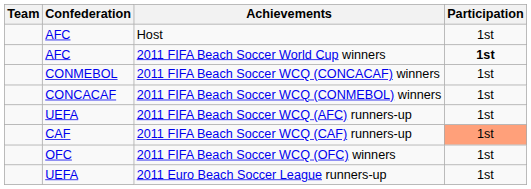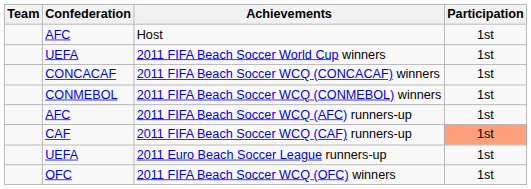(58, 54) AFC -> (62, 54) UEFA
(485, 54) bold -> (485, 54) normal
(81, 74) CONMEBOL -> (81, 74) CONCACAF
(81, 94) CONCACAF -> (81, 94) CONMEBOL
(62, 114) UEFA -> (58, 114) AFC
rows swapped: (262, 174) <-> (266, 154)
